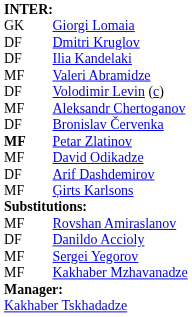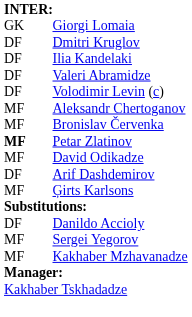(14, 75) MF -> (13, 75) DF
(13, 124) DF -> (14, 124) MF
- row: (114, 223)
